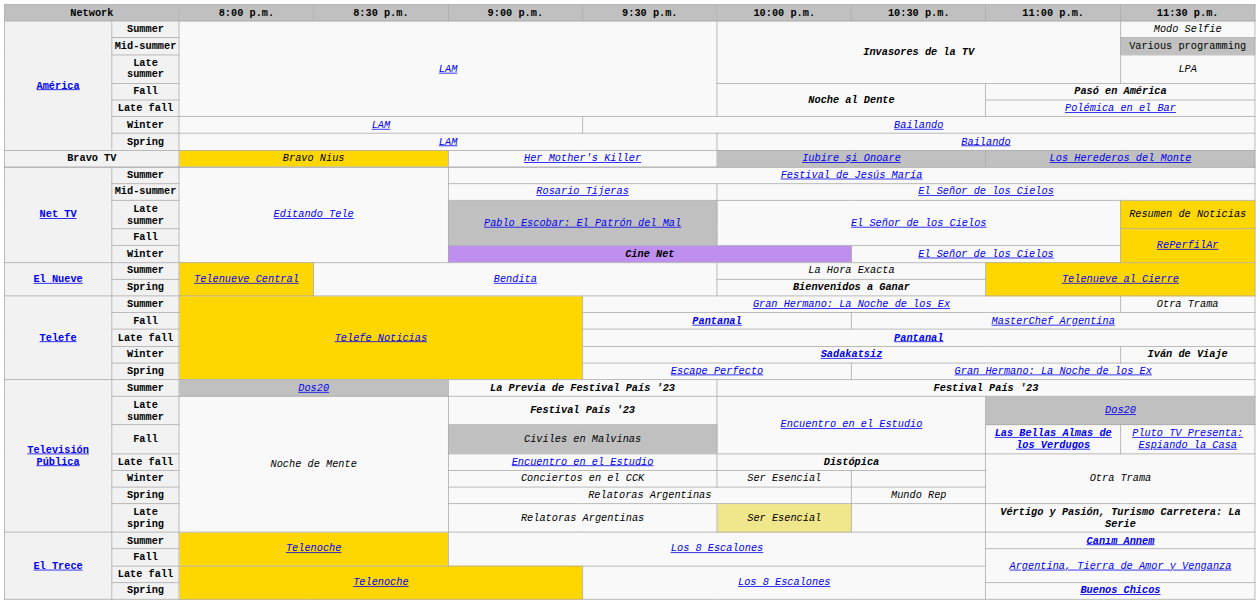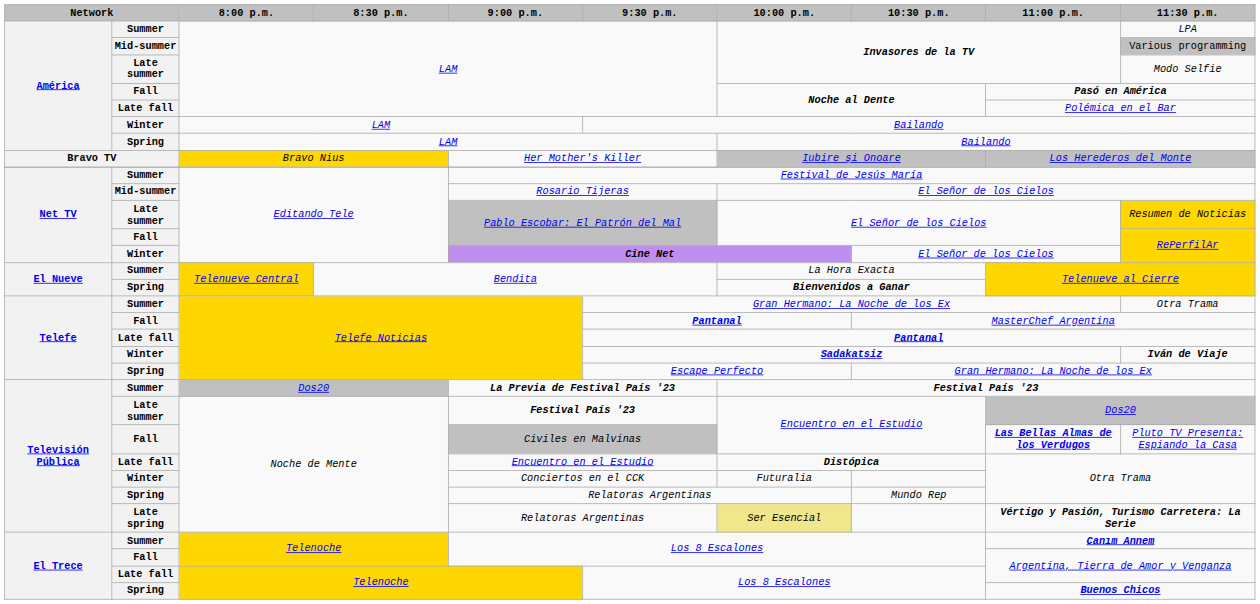(1188, 30) Modo Selfie -> (1188, 30) LPA
(1188, 69) LPA -> (1188, 69) Modo Selfie
(784, 479) Ser Esencial -> (784, 479) Futuralia
